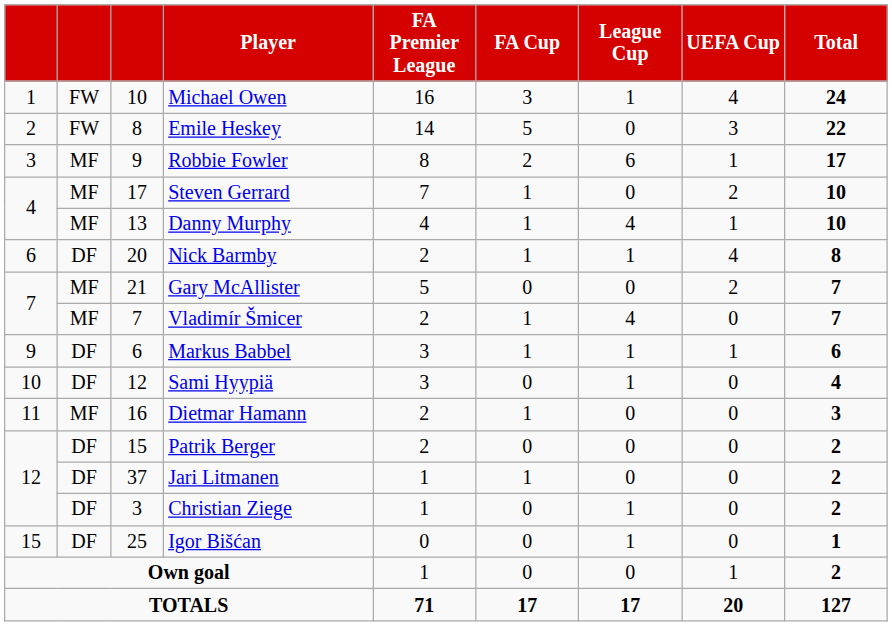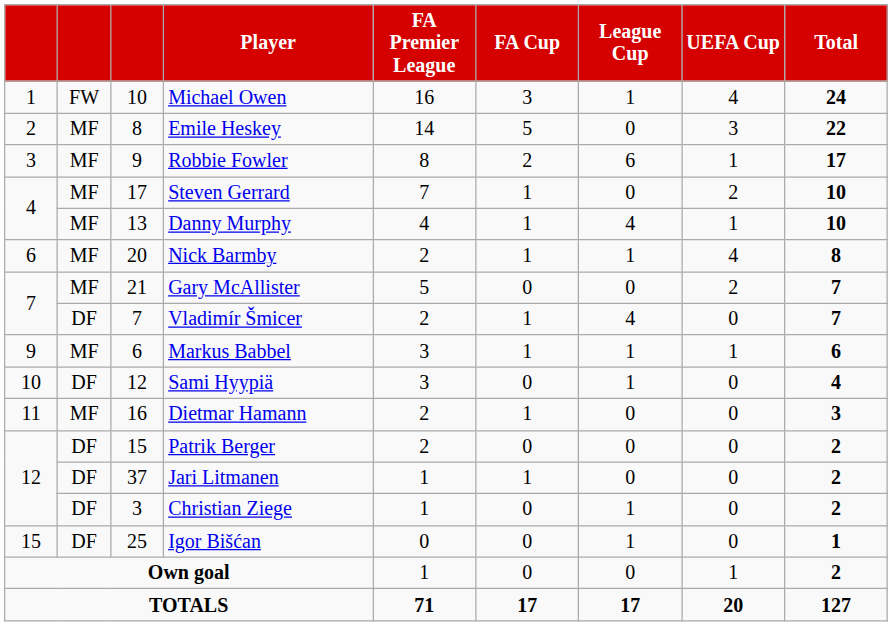(84, 128) FW -> (84, 128) MF
(84, 255) DF -> (84, 255) MF
(84, 319) MF -> (84, 319) DF
(84, 350) DF -> (84, 350) MF
